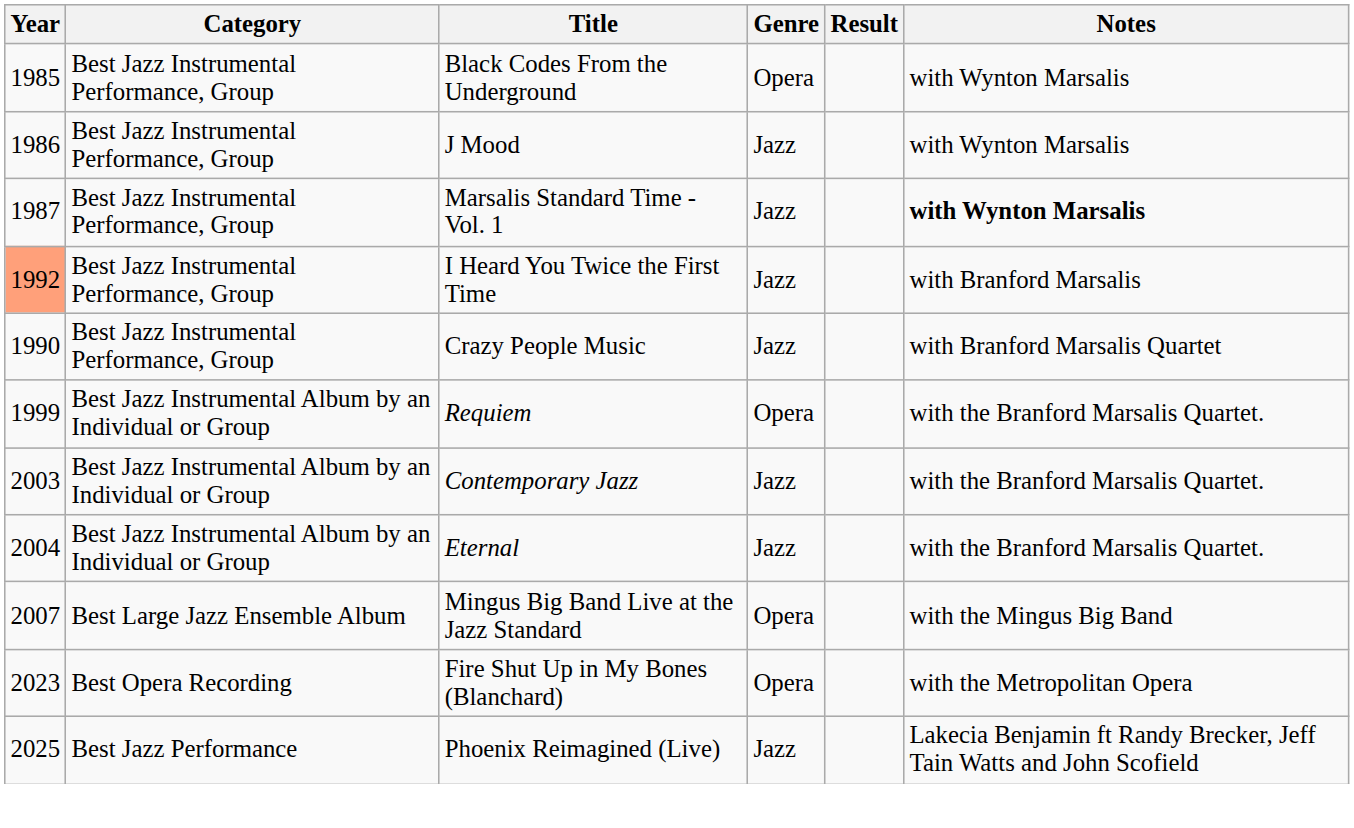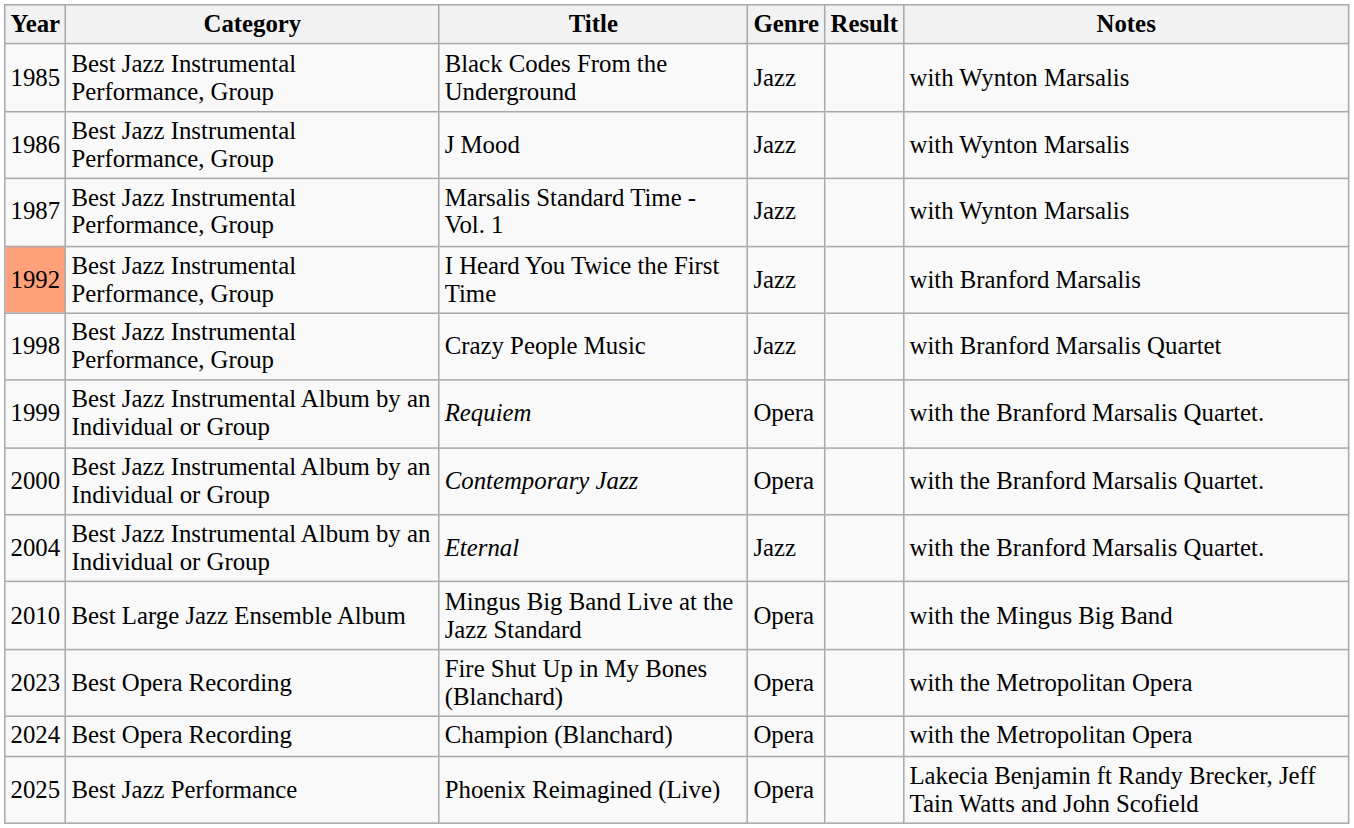(784, 77) Opera -> (775, 77) Jazz
(1027, 211) bold -> (1019, 211) normal
(35, 346) 1990 -> (35, 346) 1998
(35, 480) 2003 -> (35, 480) 2000
(775, 480) Jazz -> (784, 480) Opera
(35, 615) 2007 -> (35, 615) 2010
+ row: (559, 735)
(775, 749) Jazz -> (784, 789) Opera
